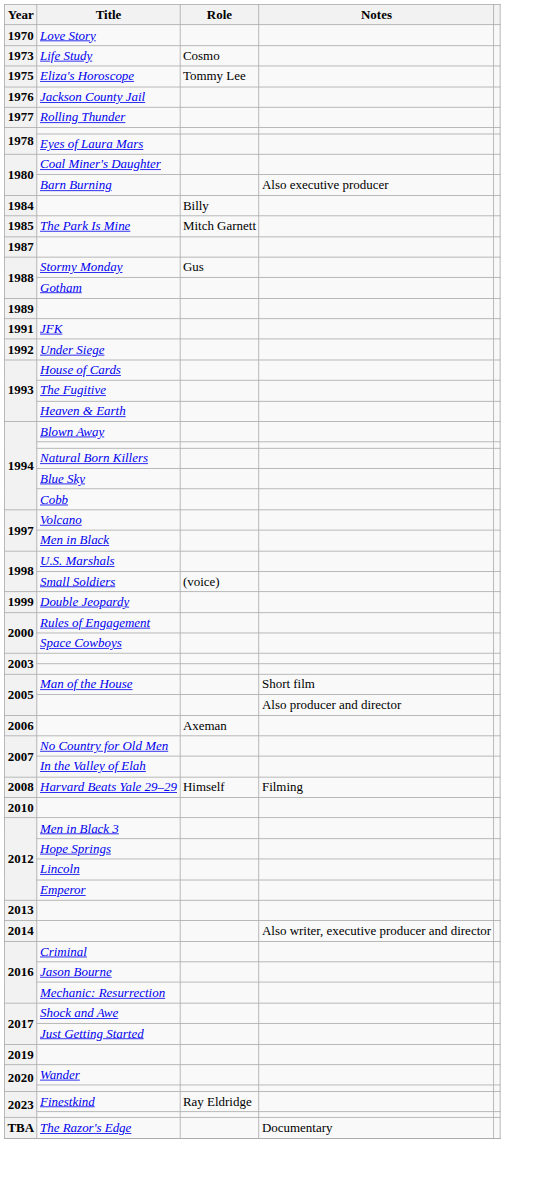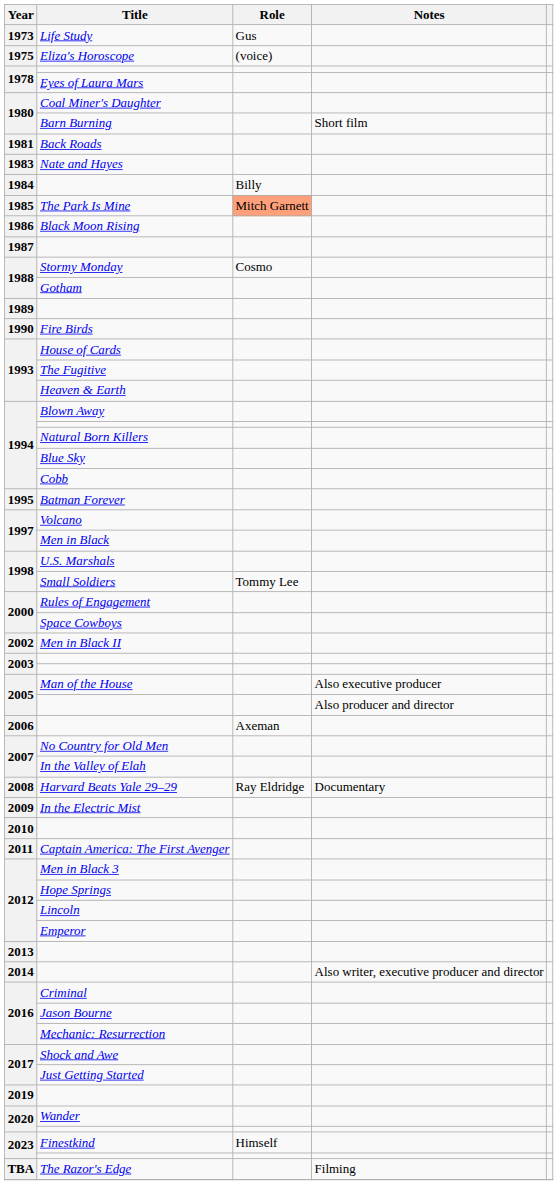- row: (21, 35)
(201, 55) Cosmo -> (246, 35) Gus
(214, 76) Tommy Lee -> (254, 55) (voice)
- row: (21, 96)
- row: (21, 117)
(325, 185) Also executive producer -> (341, 123) Short film
+ row: (21, 144)
+ row: (21, 164)
(219, 226) no background -> (272, 205) lightsalmon background
+ row: (21, 226)
(193, 267) Gus -> (254, 267) Cosmo
+ row: (21, 329)
- row: (21, 329)
- row: (21, 349)
+ row: (21, 499)
(201, 581) (voice) -> (267, 581) Tommy Lee
- row: (21, 602)
+ row: (21, 643)
(288, 684) Short film -> (378, 684) Also executive producer
(204, 787) Himself -> (270, 787) Ray Eldridge
(282, 787) Filming -> (350, 787) Documentary
+ row: (21, 807)
+ row: (21, 848)
(217, 1101) Ray Eldridge -> (256, 1142) Himself
(297, 1128) Documentary -> (335, 1169) Filming
